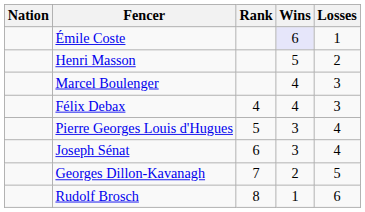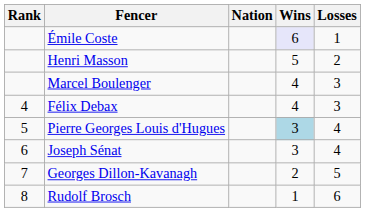columns swapped: (256, 15) <-> (28, 15)
(295, 128) no background -> (295, 128) lightblue background
